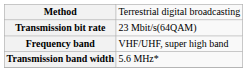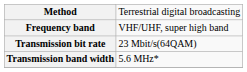rows swapped: (60, 43) <-> (60, 28)
